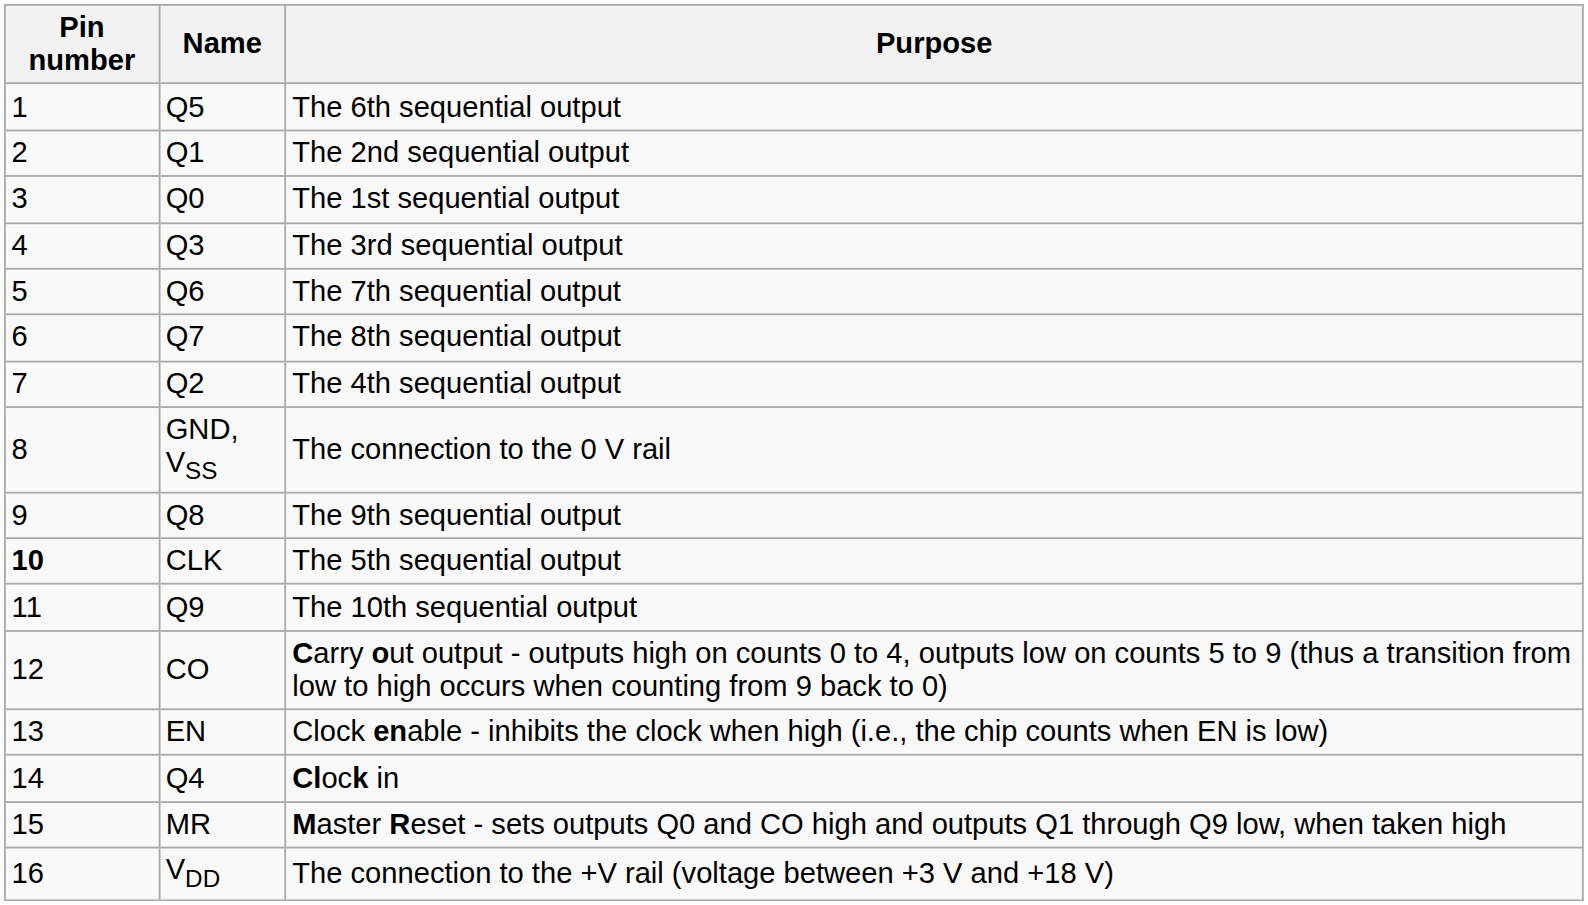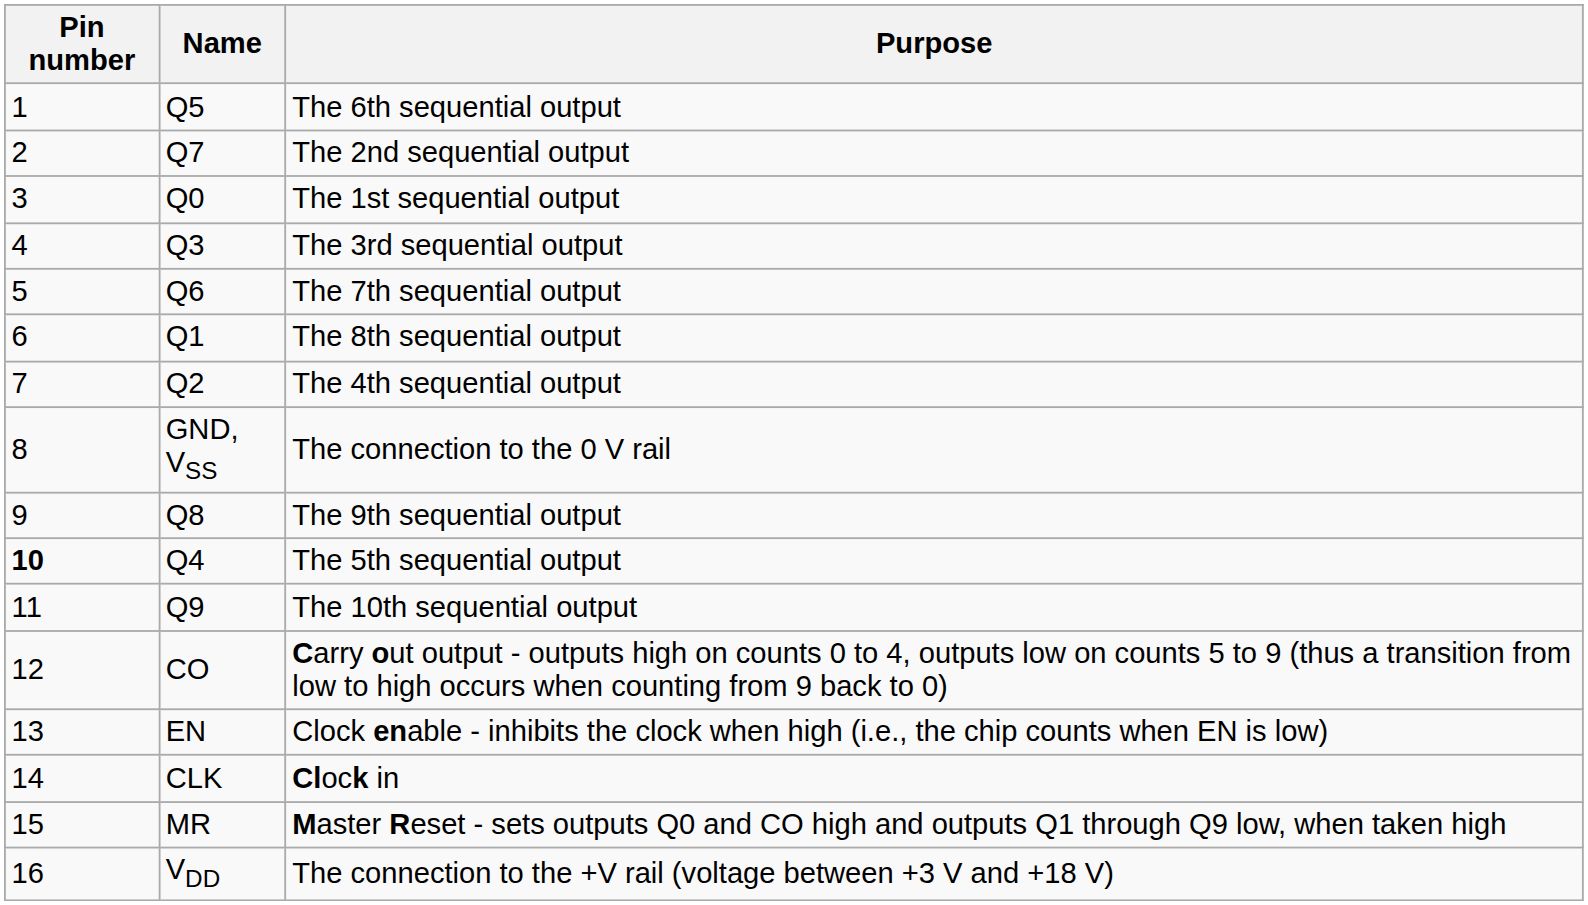(185, 152) Q1 -> (185, 152) Q7
(185, 337) Q7 -> (185, 337) Q1
(194, 560) CLK -> (185, 560) Q4
(185, 778) Q4 -> (194, 778) CLK
